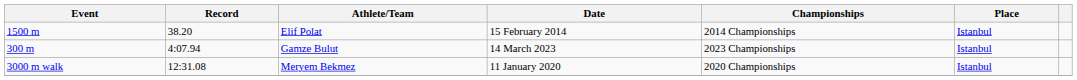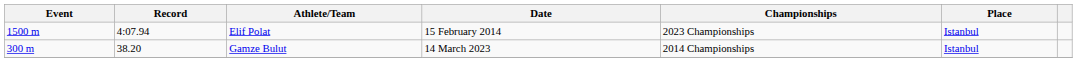(180, 31) 38.20 -> (133, 31) 4:07.94
(750, 31) 2014 Championships -> (708, 31) 2023 Championships
(184, 49) 4:07.94 -> (129, 49) 38.20
(750, 49) 2023 Championships -> (708, 49) 2014 Championships
- row: (318, 66)
